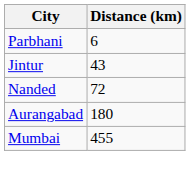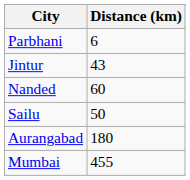(98, 89) 72 -> (98, 89) 60
+ row: (24, 114)
